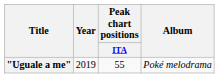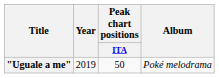(120, 65) 55 -> (120, 65) 50
